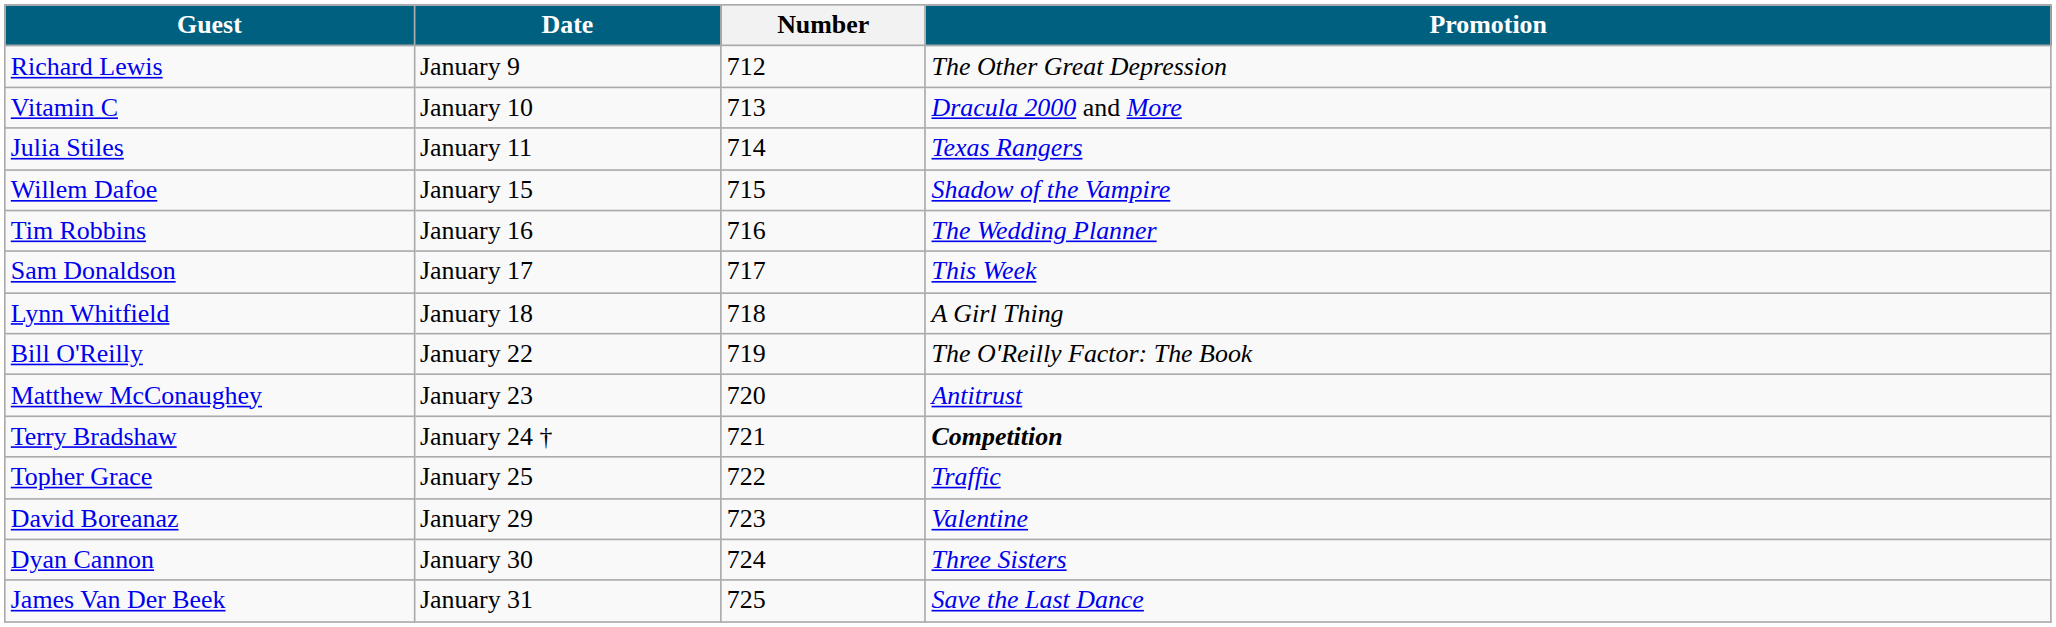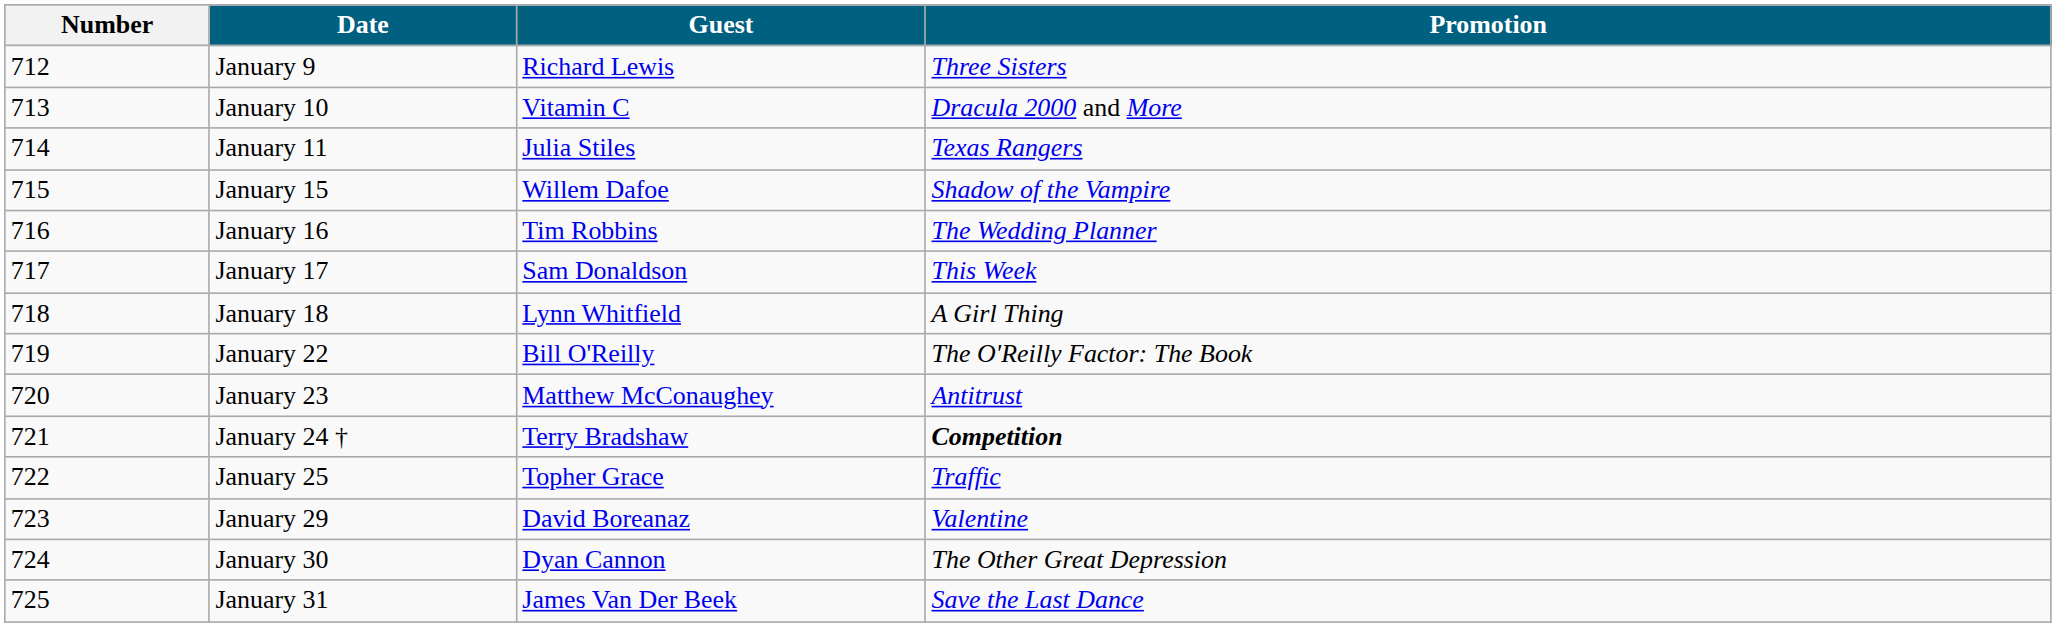columns swapped: (823, 25) <-> (209, 25)
(1079, 66) The Other Great Depression -> (999, 66) Three Sisters
(999, 559) Three Sisters -> (1079, 559) The Other Great Depression
